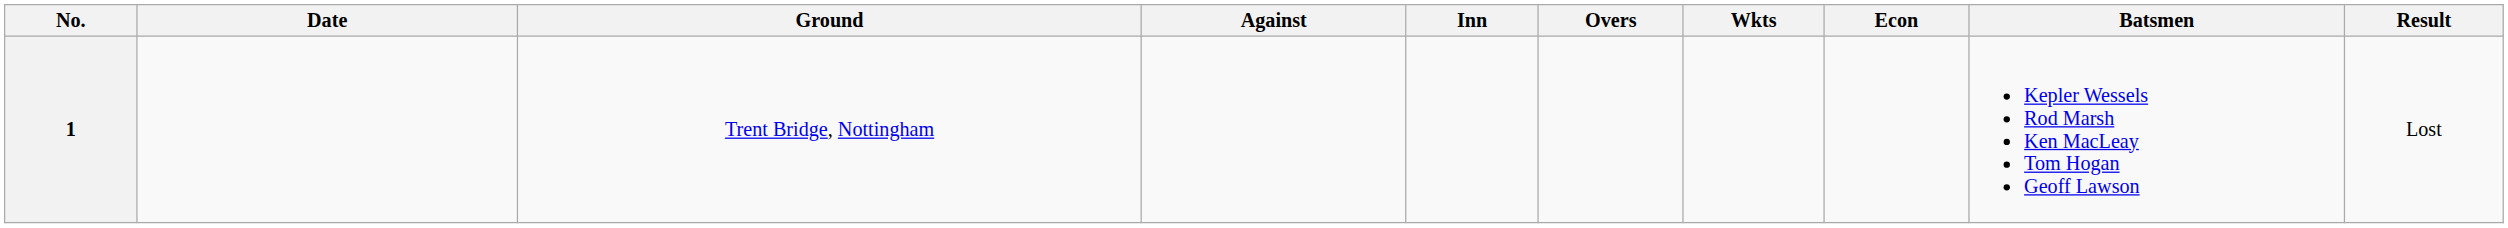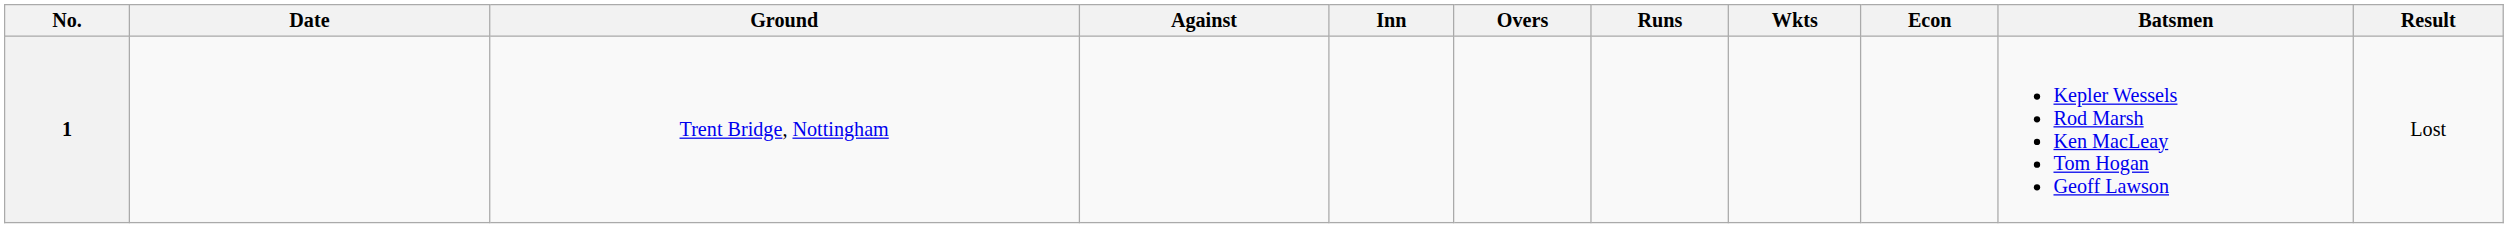+ column: (1660, 20)
